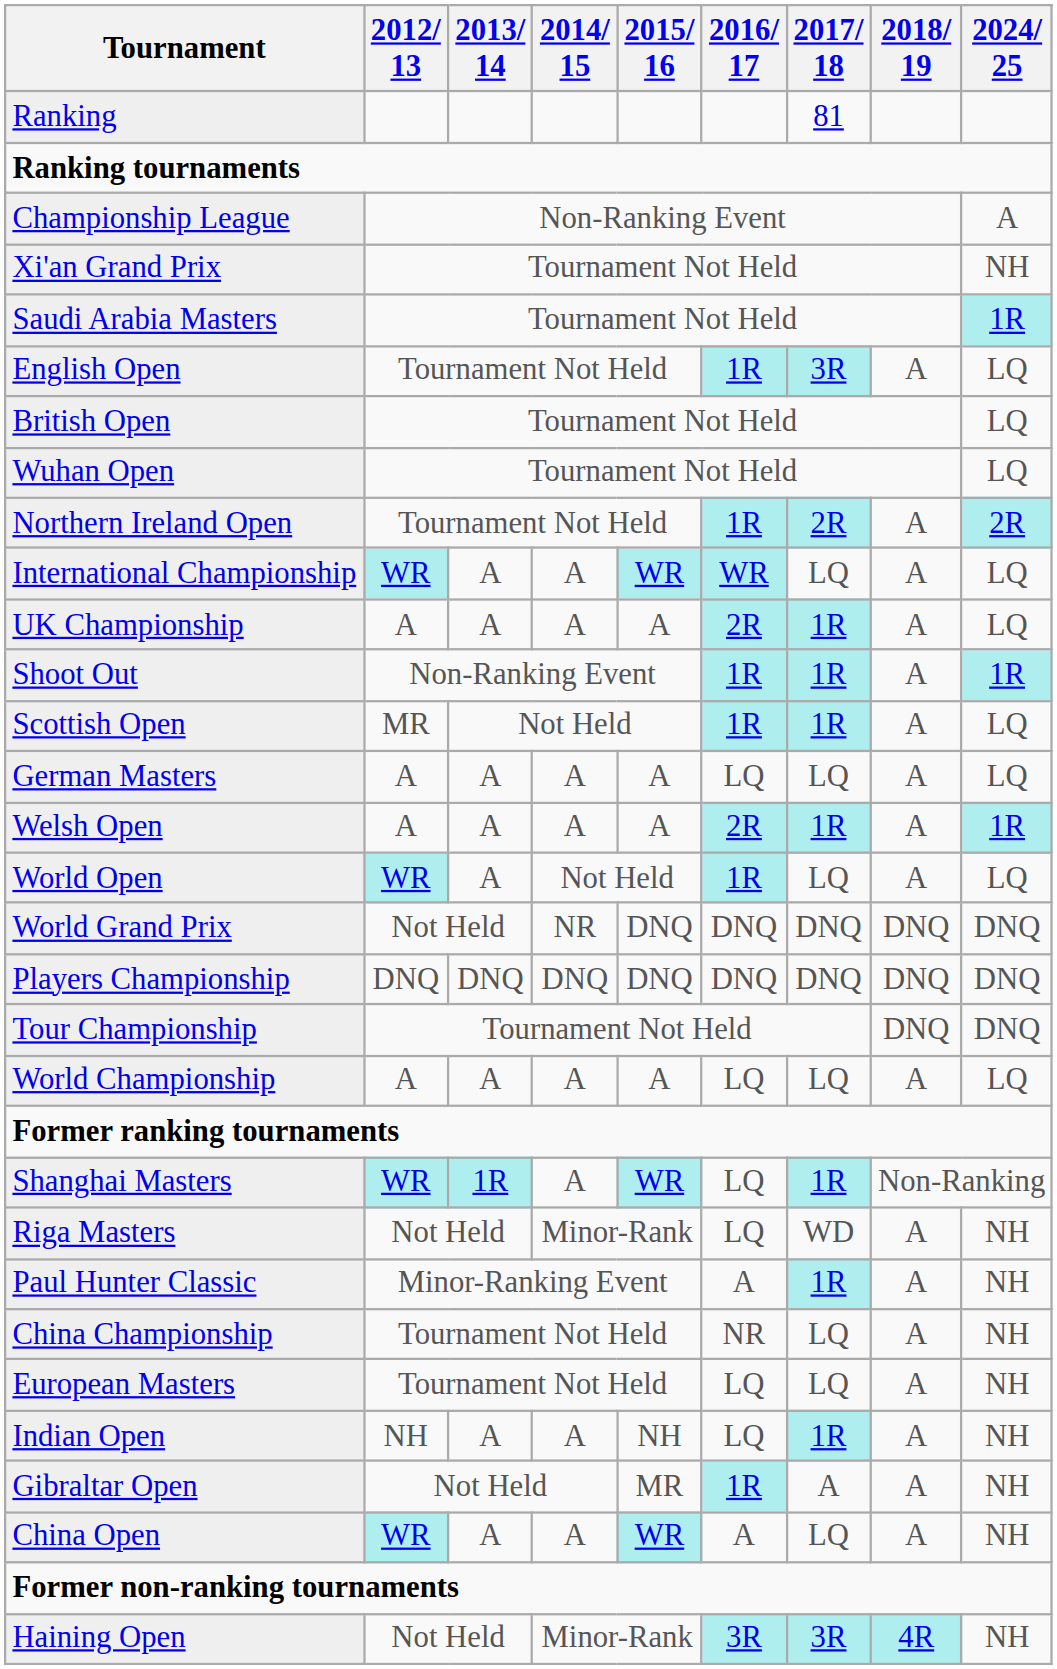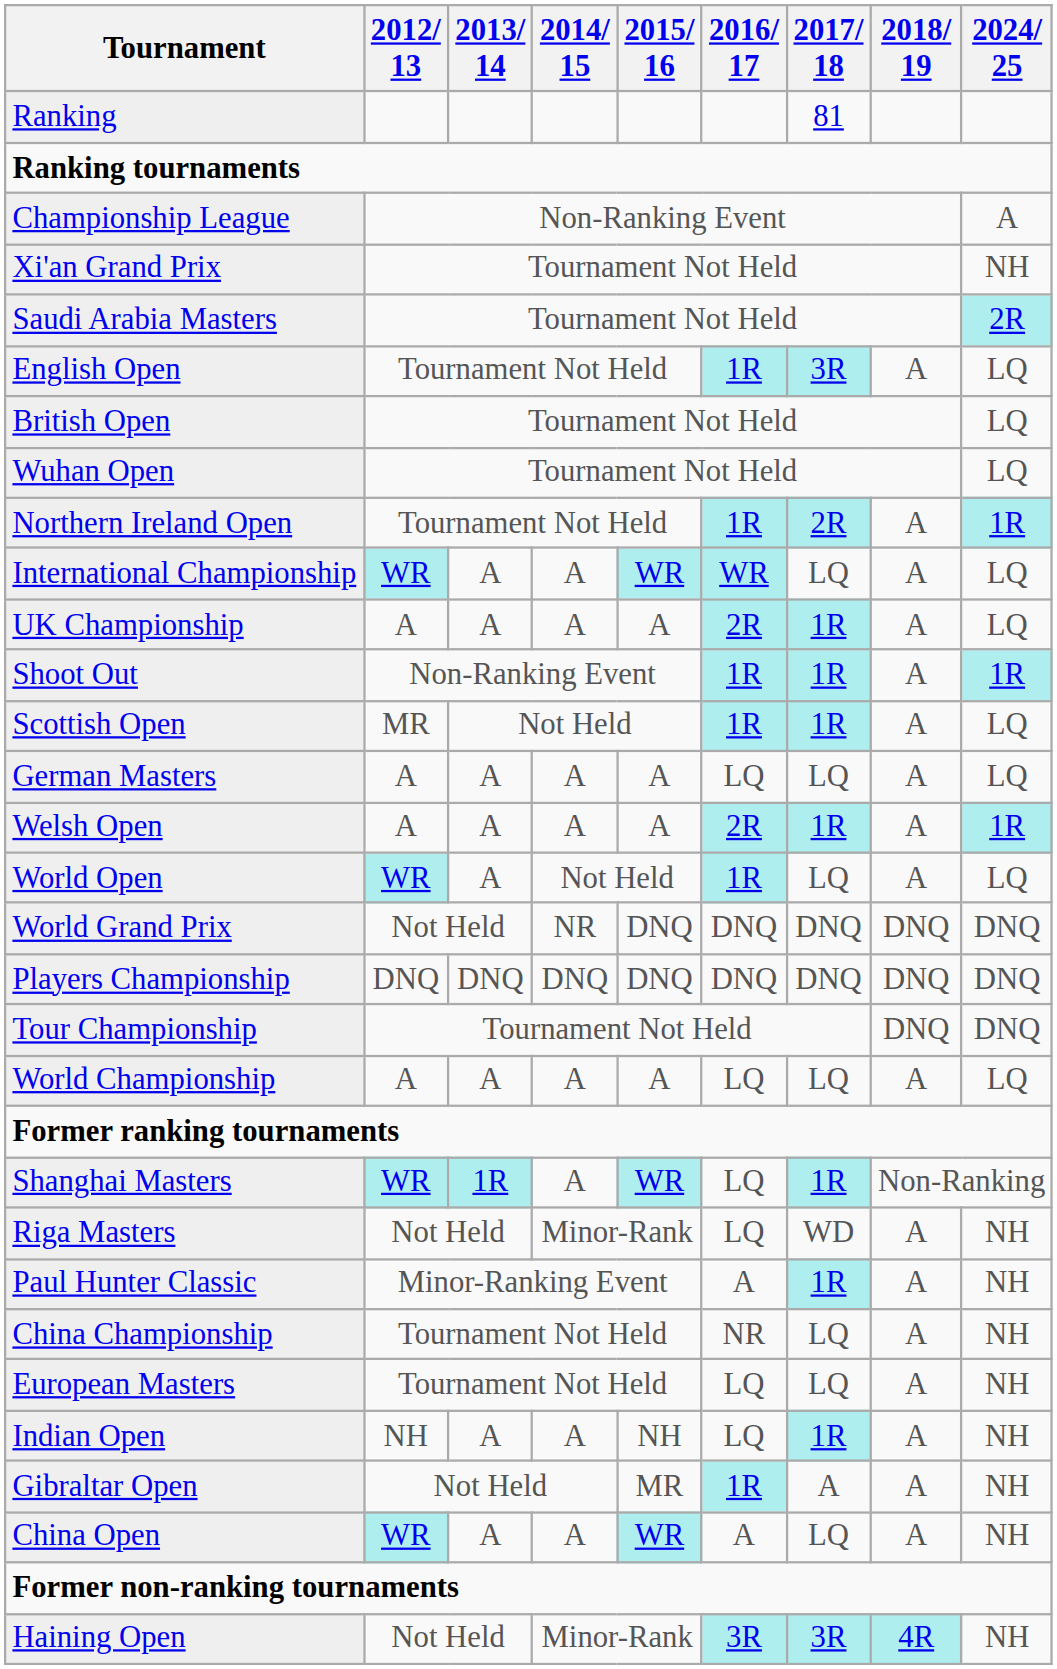(1007, 319) 1R -> (1007, 319) 2R
(1007, 521) 2R -> (1007, 521) 1R
